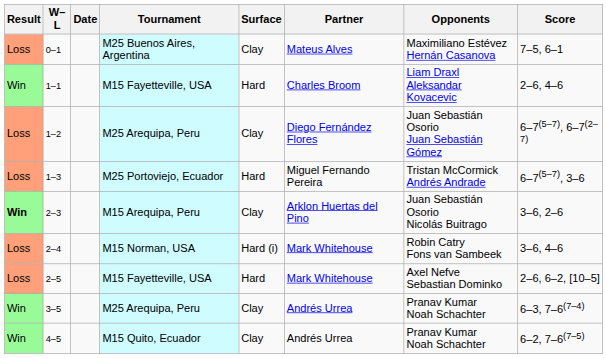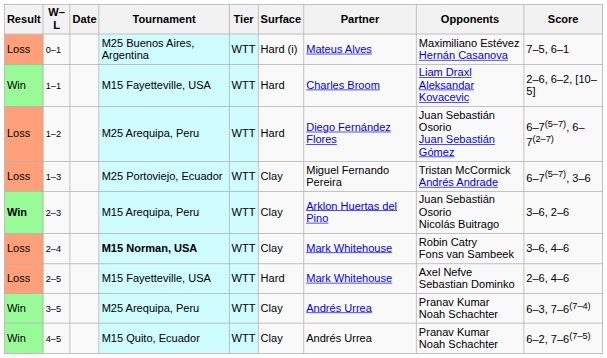+ column: (244, 19)
(252, 49) Clay -> (279, 49) Hard (i)
(542, 85) 2–6, 4–6 -> (562, 85) 2–6, 6–2, [10–5]
(252, 134) Clay -> (273, 134) Hard
(253, 176) Hard -> (272, 176) Clay
(149, 248) normal -> (149, 248) bold
(260, 248) Hard (i) -> (272, 248) Clay
(560, 278) 2–6, 6–2, [10–5] -> (548, 278) 2–6, 4–6
